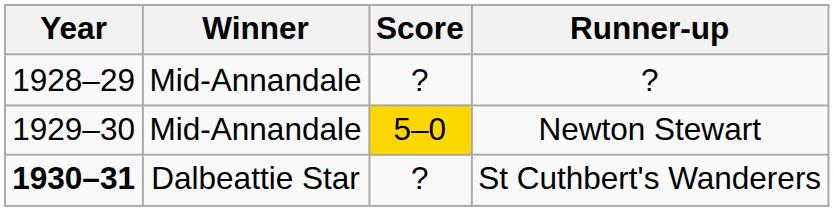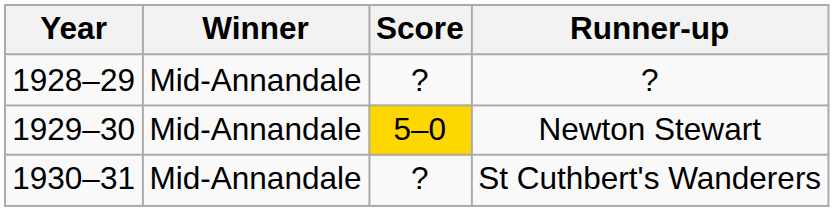(74, 179) bold -> (74, 179) normal
(256, 179) Dalbeattie Star -> (256, 179) Mid-Annandale
